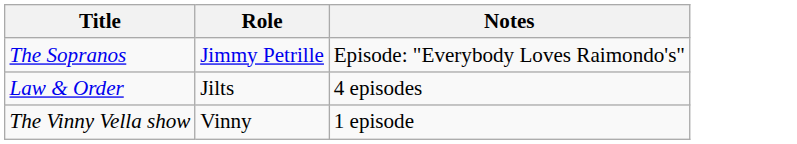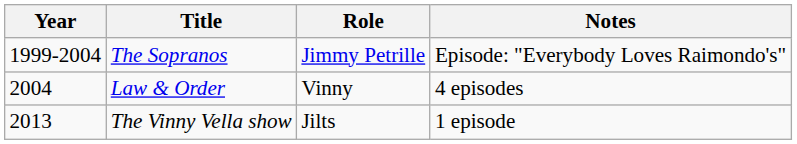+ column: (55, 21)
(217, 88) Jilts -> (327, 88) Vinny
(226, 121) Vinny -> (318, 121) Jilts
